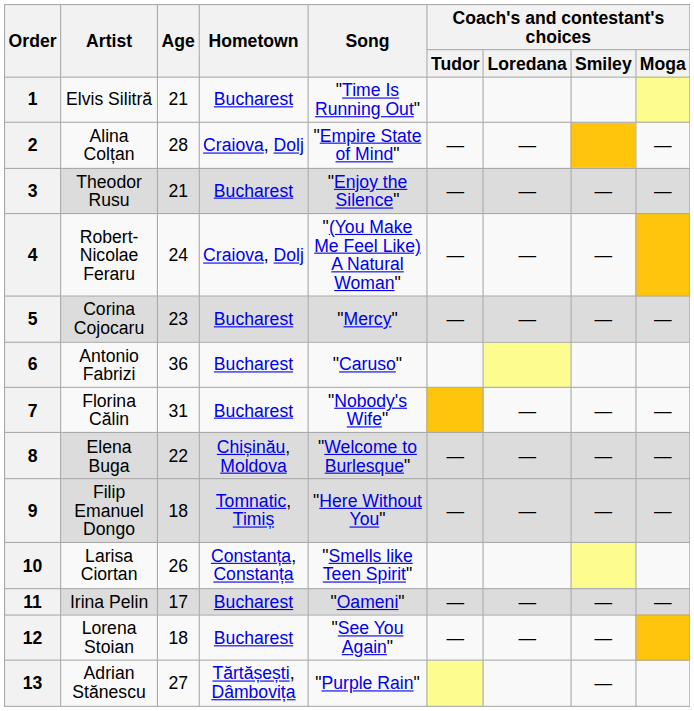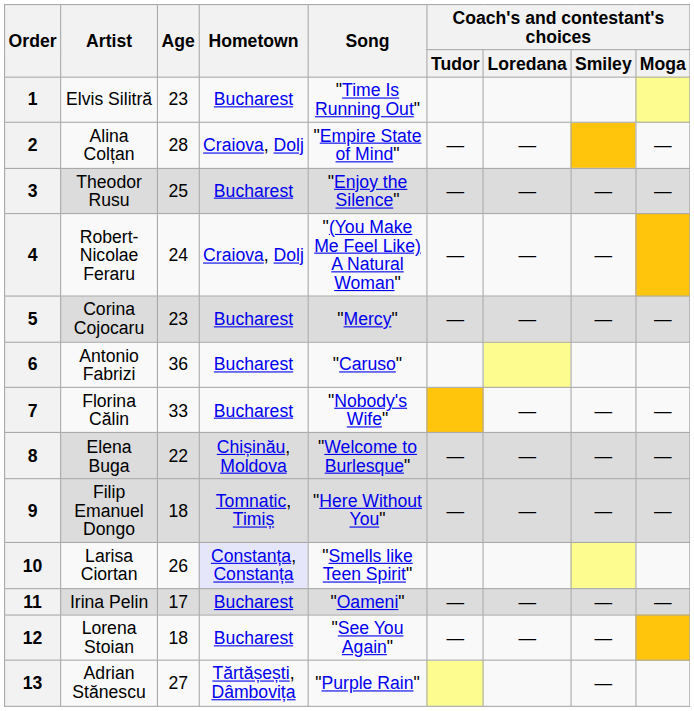(178, 100) 21 -> (178, 100) 23
(178, 191) 21 -> (178, 191) 25
(178, 410) 31 -> (178, 410) 33
(253, 565) no background -> (253, 565) lavender background
